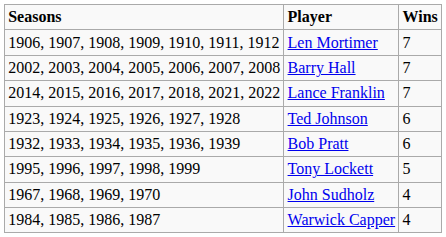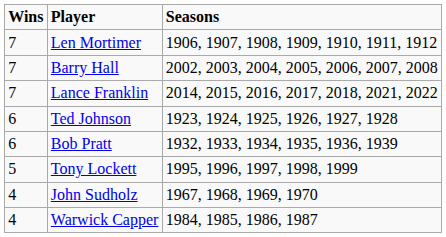columns swapped: (420, 17) <-> (35, 17)
